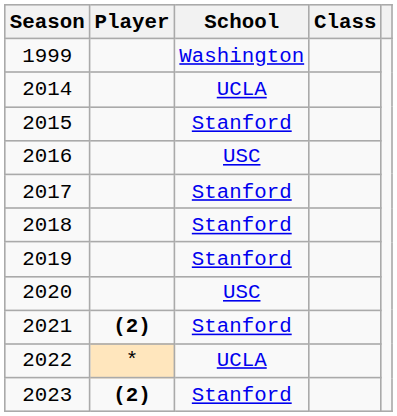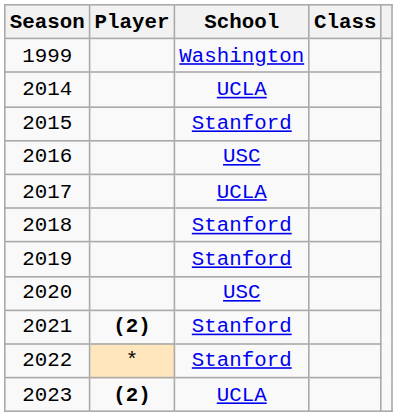(242, 191) Stanford -> (242, 191) UCLA
(242, 361) UCLA -> (242, 361) Stanford
(242, 395) Stanford -> (242, 395) UCLA
